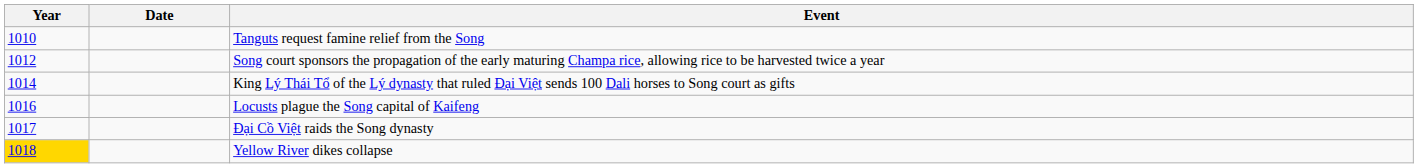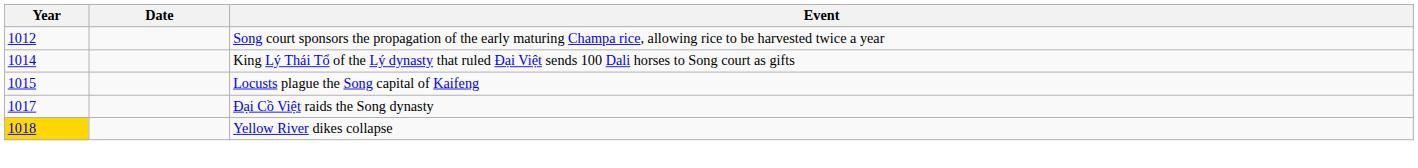- row: (359, 38)
(22, 106) 1016 -> (22, 83) 1015
